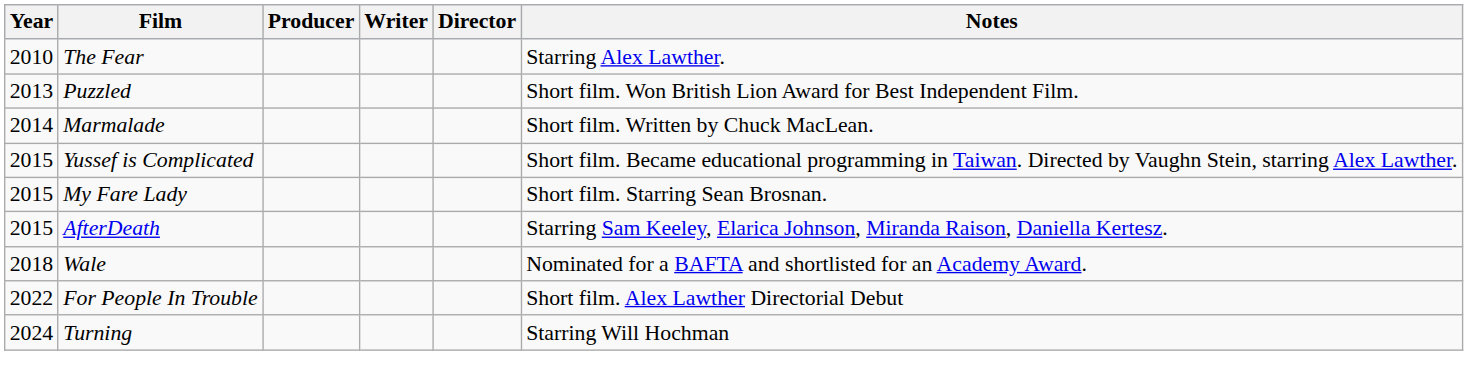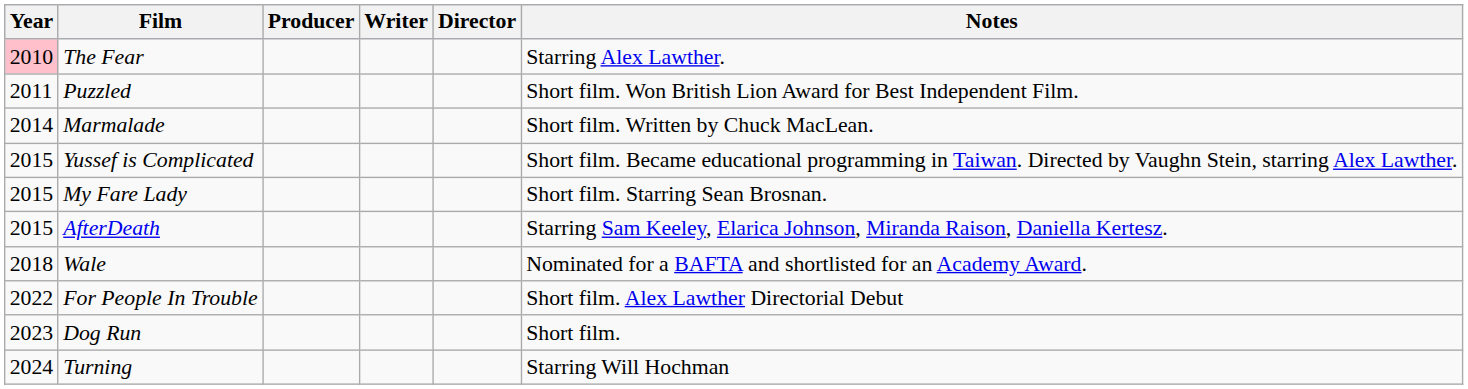(31, 56) no background -> (31, 56) pink background
(31, 90) 2013 -> (31, 90) 2011
+ row: (102, 332)
